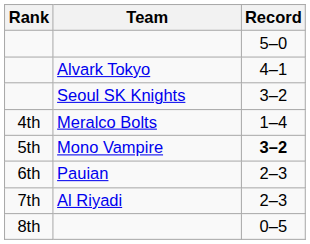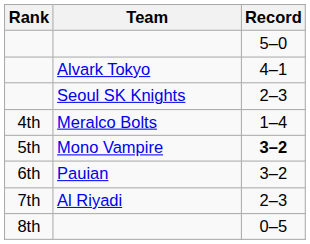(273, 95) 3–2 -> (273, 95) 2–3
(273, 174) 2–3 -> (273, 174) 3–2
